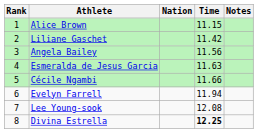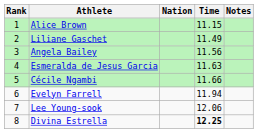(209, 39) 11.42 -> (209, 39) 11.49
(209, 108) 12.08 -> (209, 108) 12.06
